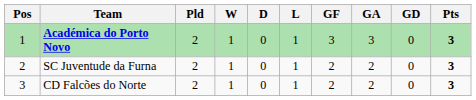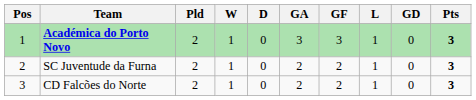columns swapped: (296, 14) <-> (371, 14)
